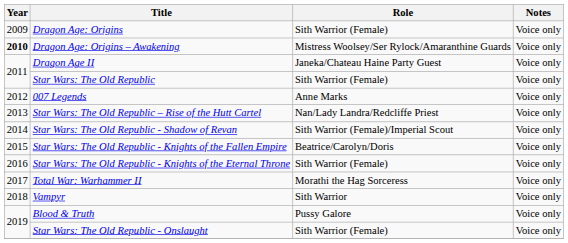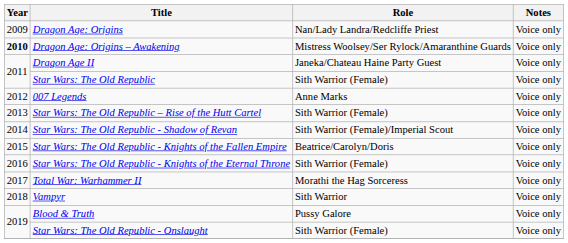(341, 29) Sith Warrior (Female) -> (367, 29) Nan/Lady Landra/Redcliffe Priest
(367, 113) Nan/Lady Landra/Redcliffe Priest -> (341, 113) Sith Warrior (Female)
